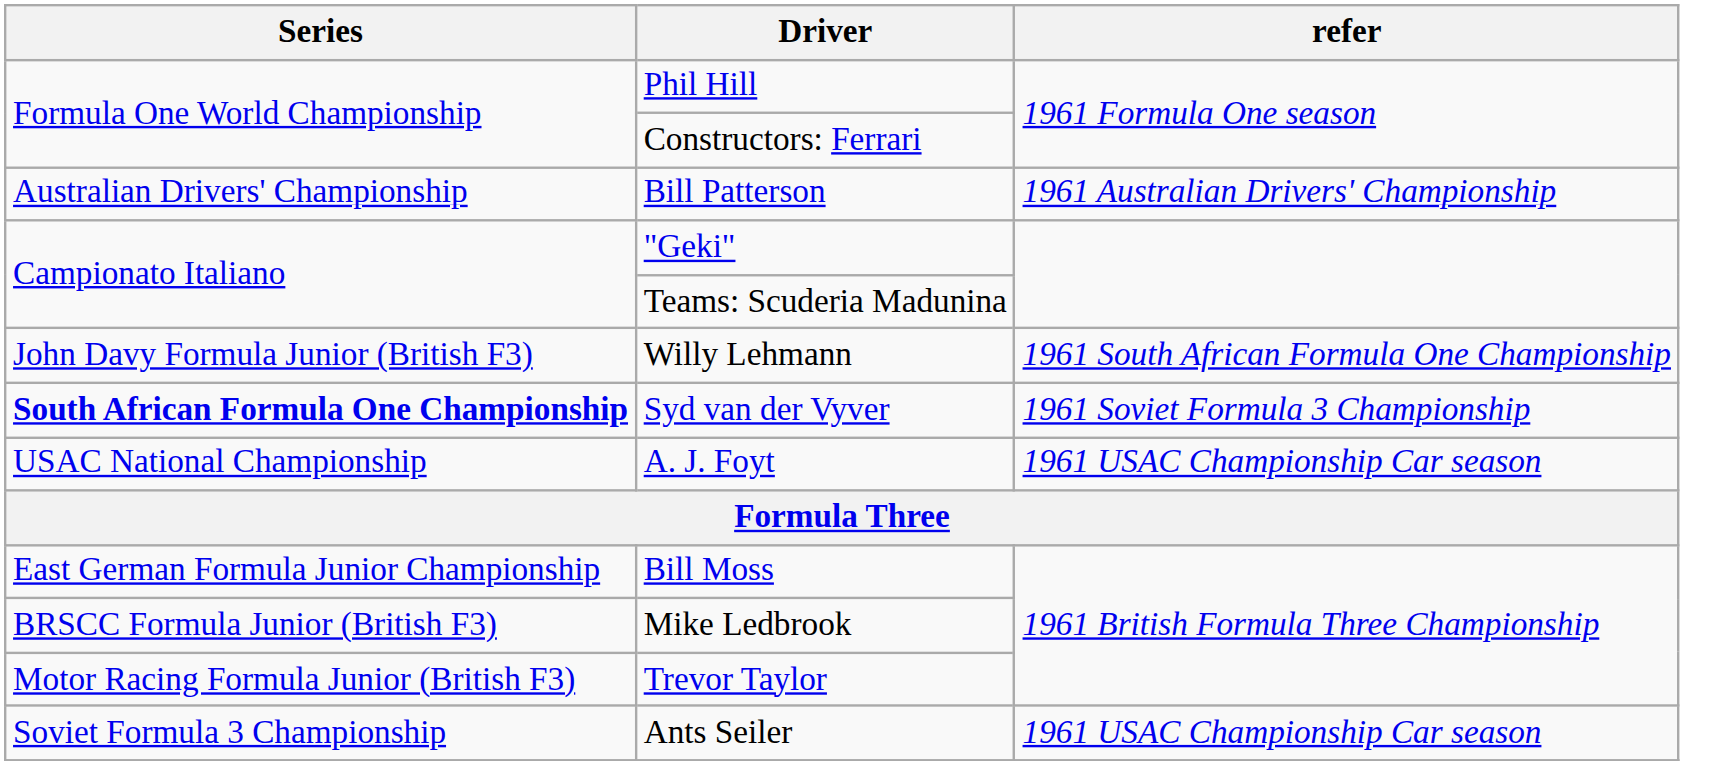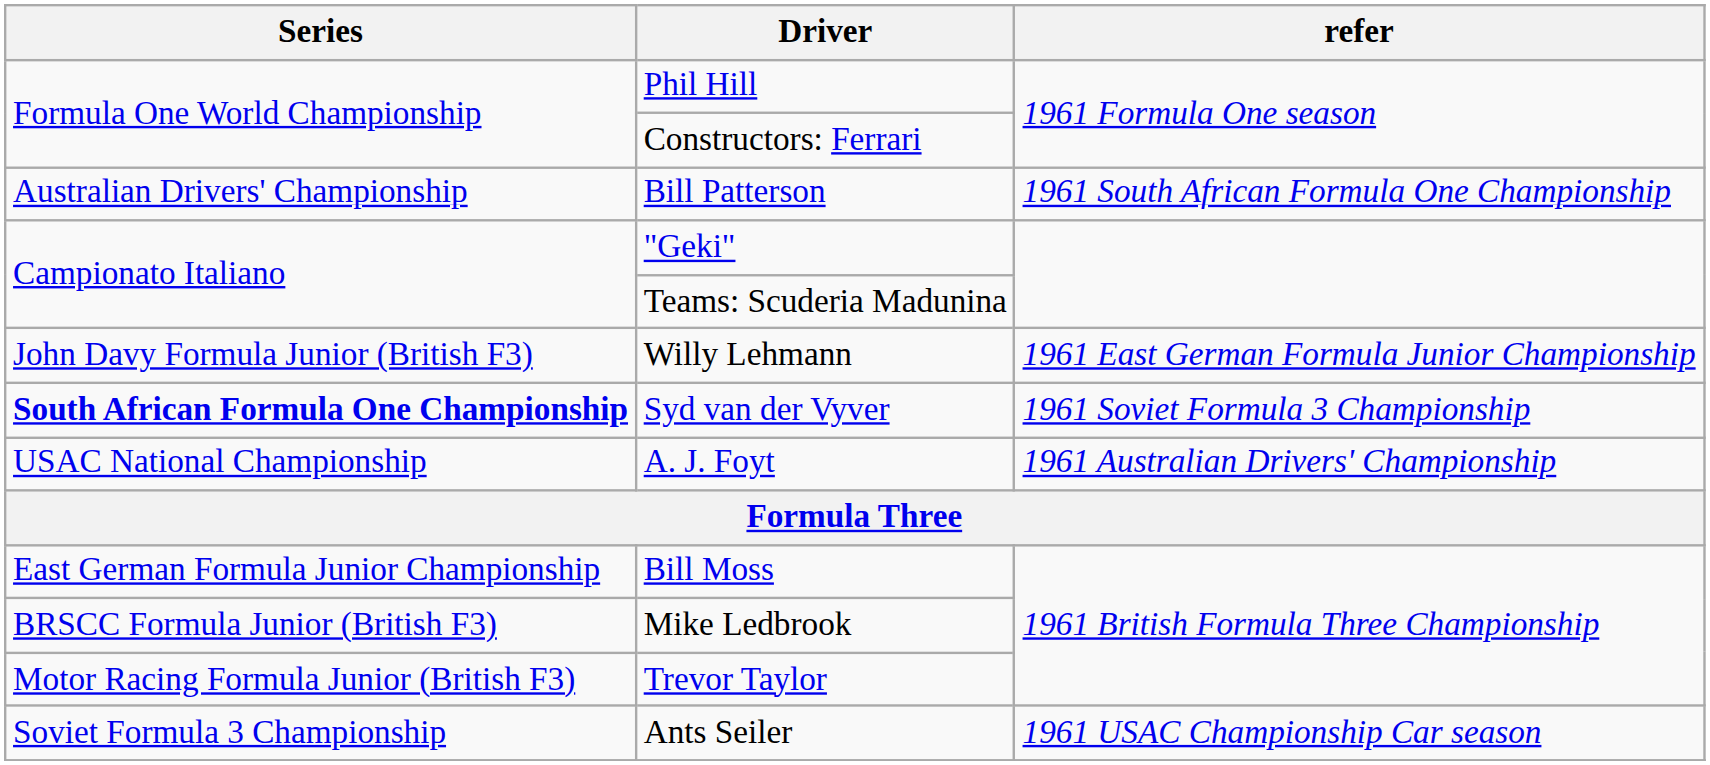(1289, 193) 1961 Australian Drivers' Championship -> (1347, 193) 1961 South African Formula One Championship
(1347, 354) 1961 South African Formula One Championship -> (1359, 354) 1961 East German Formula Junior Championship
(1282, 462) 1961 USAC Championship Car season -> (1289, 462) 1961 Australian Drivers' Championship
